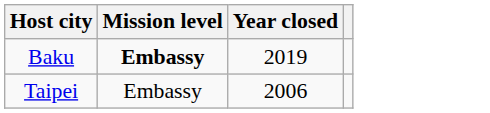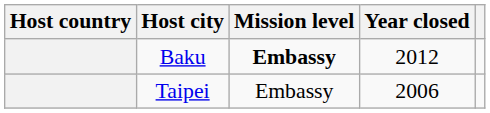+ column: (70, 21)
(285, 56) 2019 -> (417, 56) 2012
